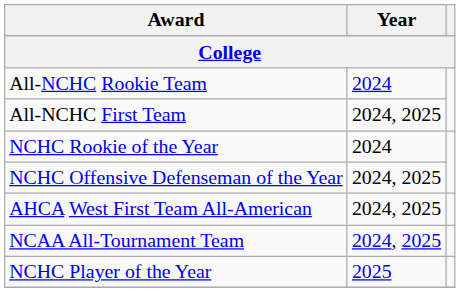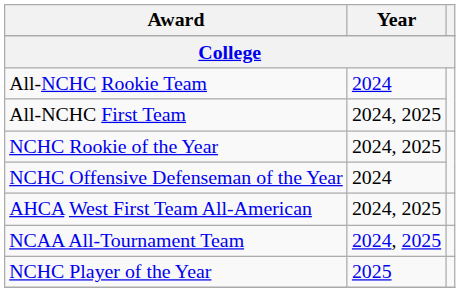(372, 146) 2024 -> (397, 146) 2024, 2025
(397, 177) 2024, 2025 -> (372, 177) 2024
